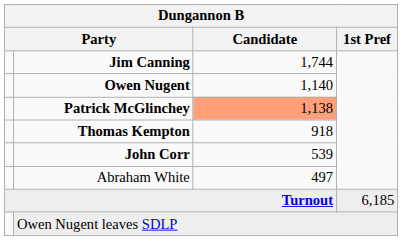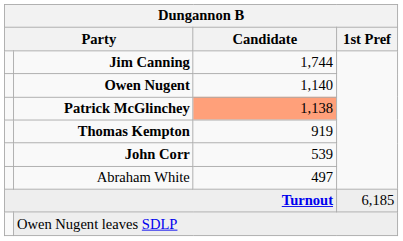(322, 131) 918 -> (322, 131) 919
